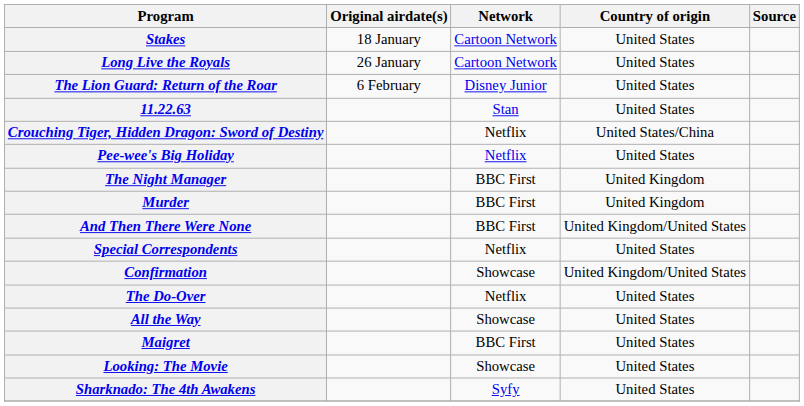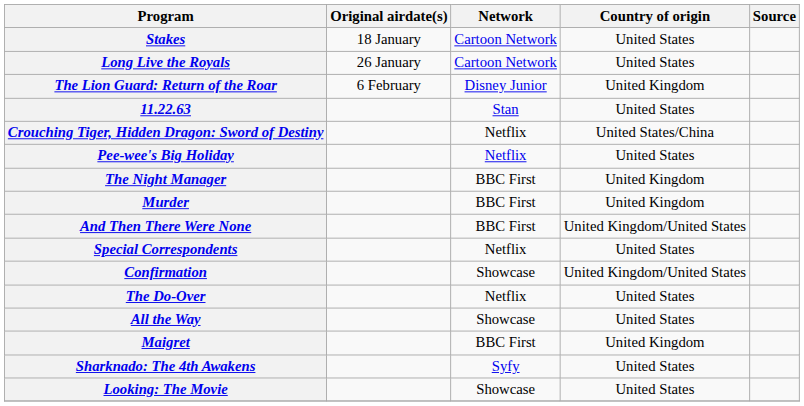(655, 86) United States -> (655, 86) United Kingdom
(655, 343) United States -> (655, 343) United Kingdom
rows swapped: (166, 366) <-> (166, 389)
